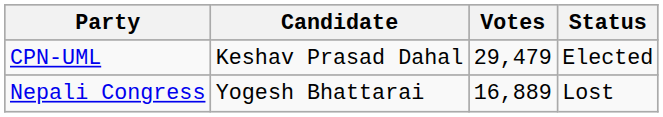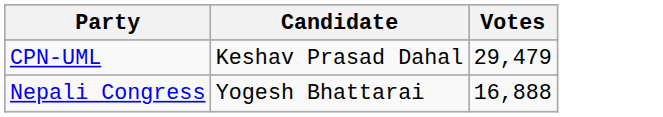- column: (608, 23)
(513, 93) 16,889 -> (513, 93) 16,888
